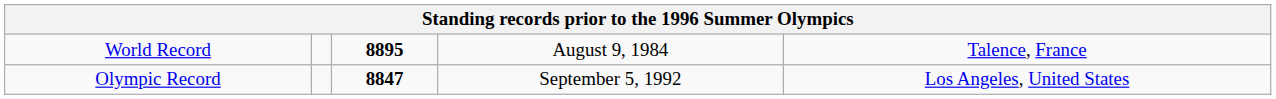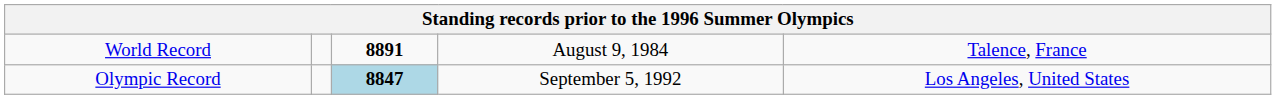(385, 49) 8895 -> (385, 49) 8891
(385, 79) no background -> (385, 79) lightblue background
